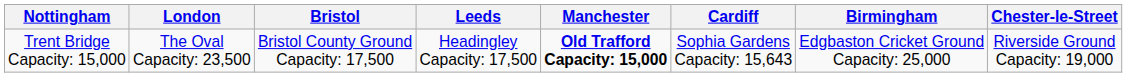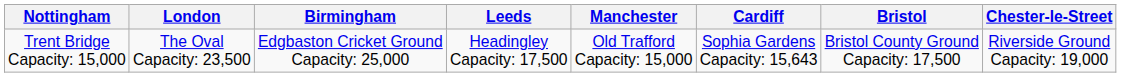columns swapped: (892, 16) <-> (335, 16)
(606, 50) bold -> (634, 50) normal
